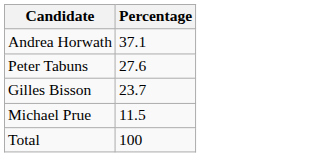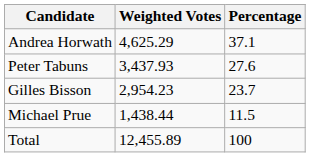+ column: (170, 16)
